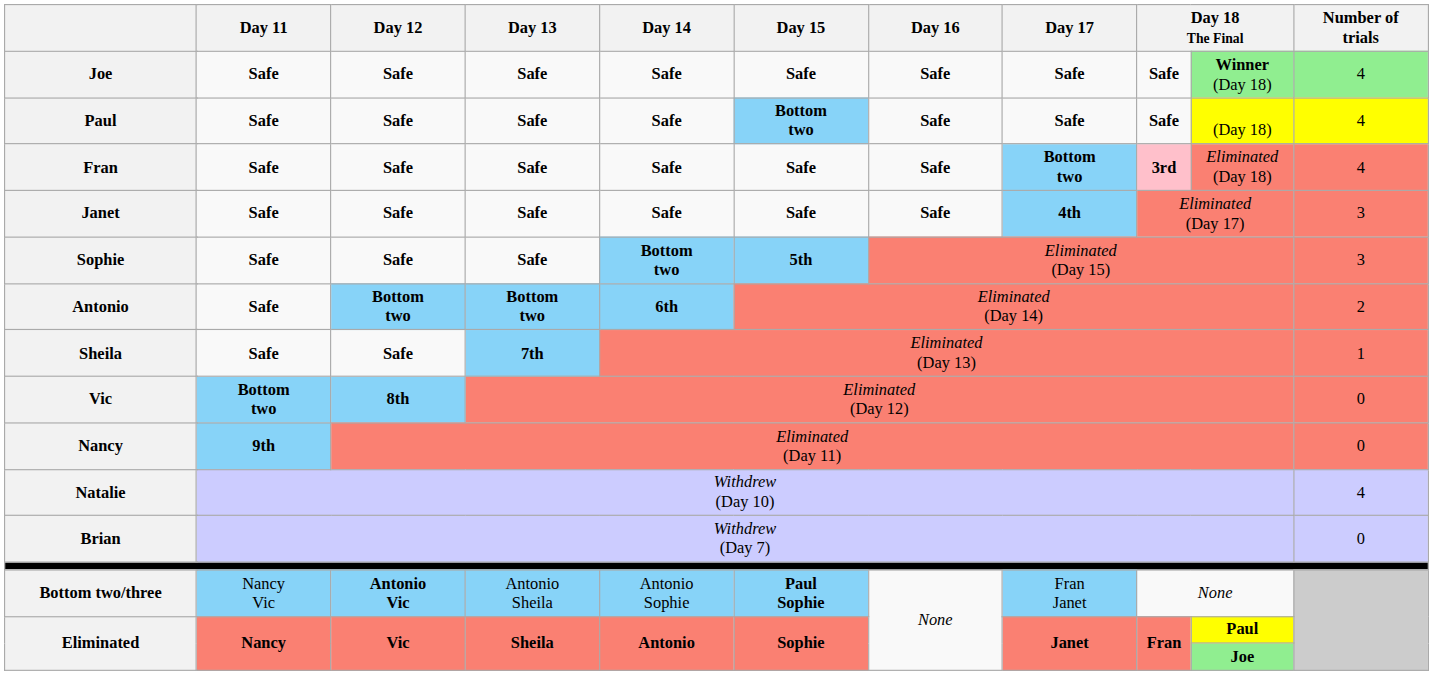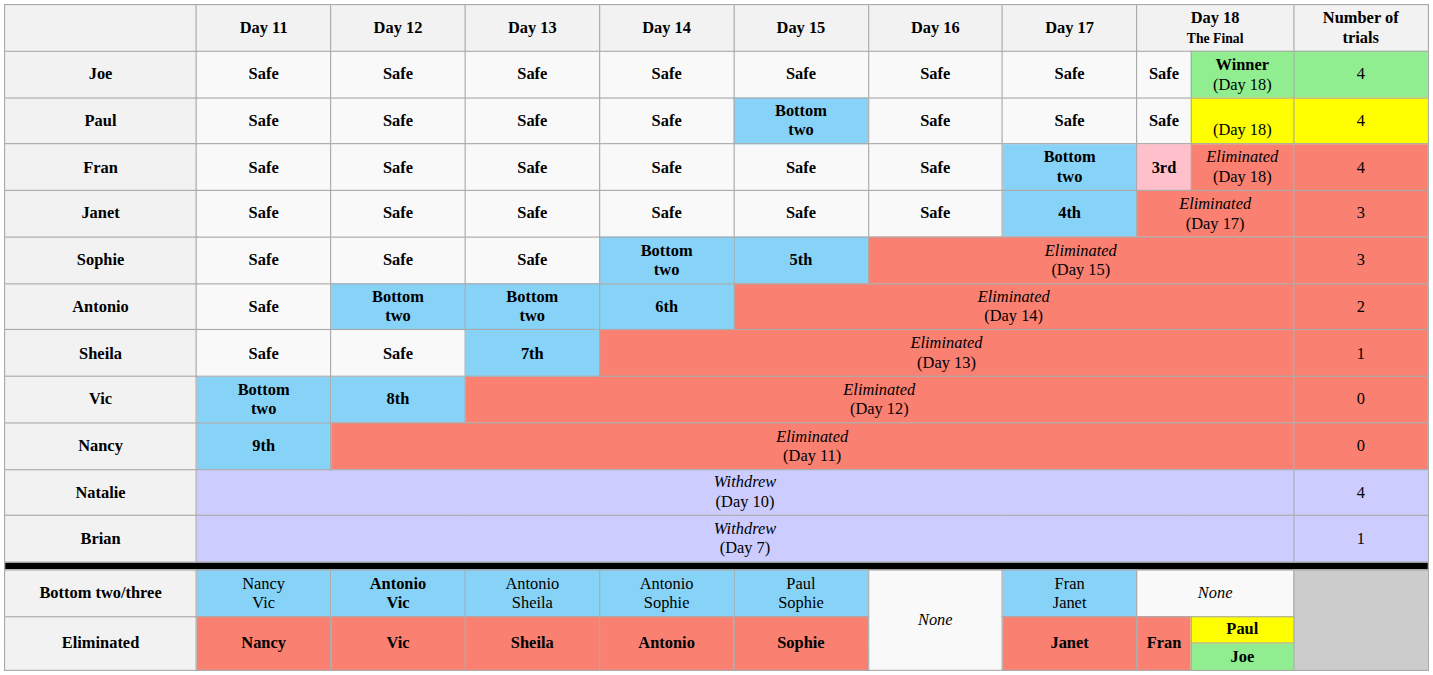(1361, 539) 0 -> (1361, 539) 1
(801, 593) bold -> (801, 593) normal
